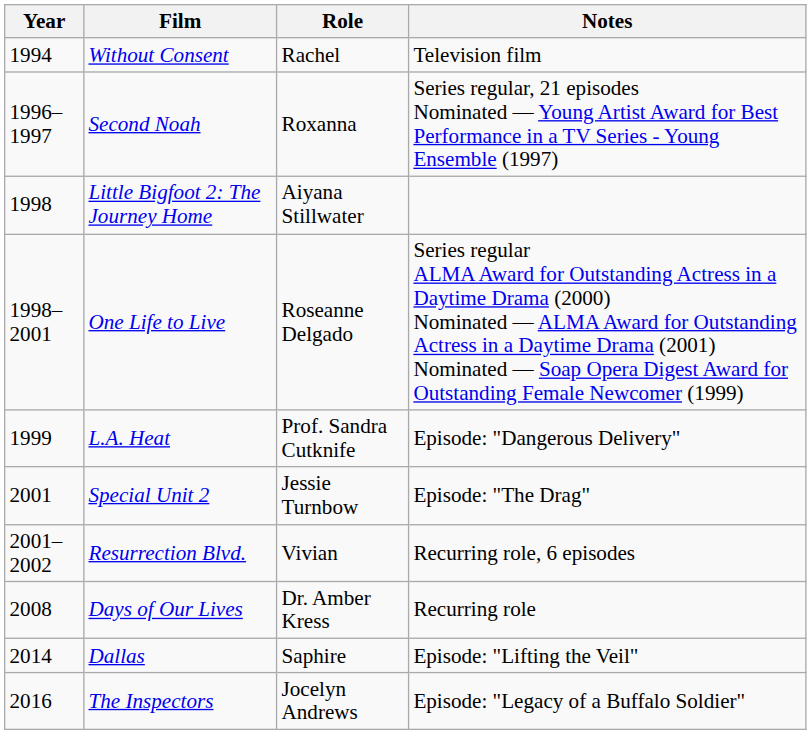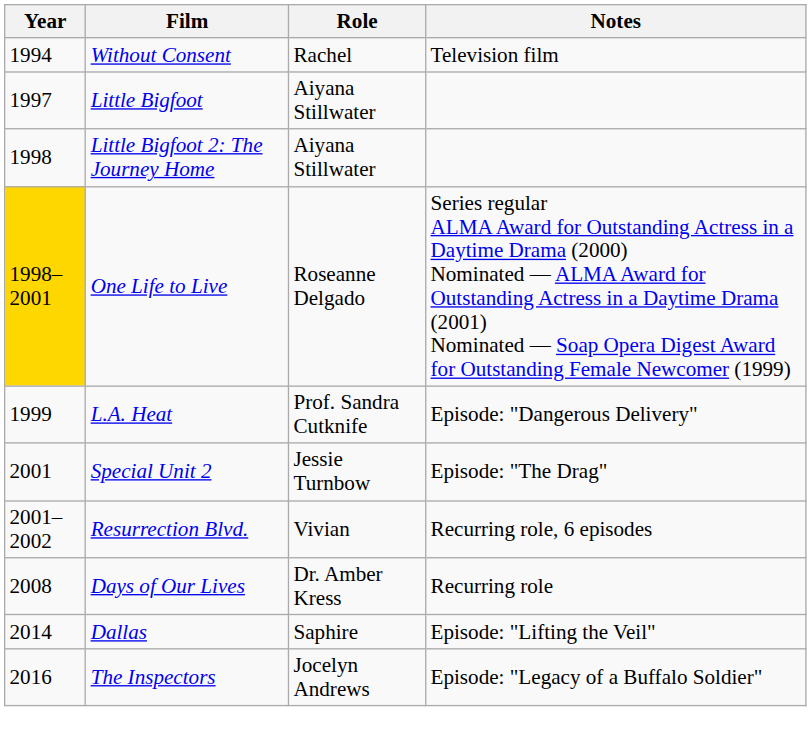- row: (145, 123)
+ row: (147, 100)
(36, 321) no background -> (36, 285) gold background
